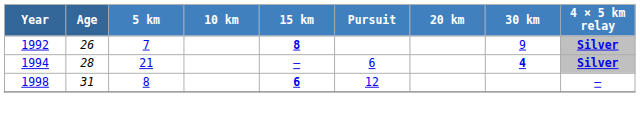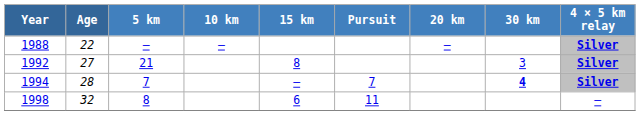+ row: (35, 46)
(87, 46) 26 -> (87, 64) 27
(146, 46) 7 -> (146, 64) 21
(297, 46) bold -> (297, 64) normal
(523, 46) 9 -> (523, 64) 3
(146, 64) 21 -> (146, 83) 7
(372, 64) 6 -> (372, 83) 7
(87, 83) 31 -> (87, 101) 32
(297, 83) bold -> (297, 101) normal
(372, 83) 12 -> (372, 101) 11
